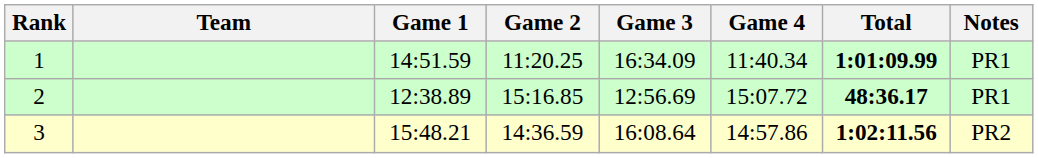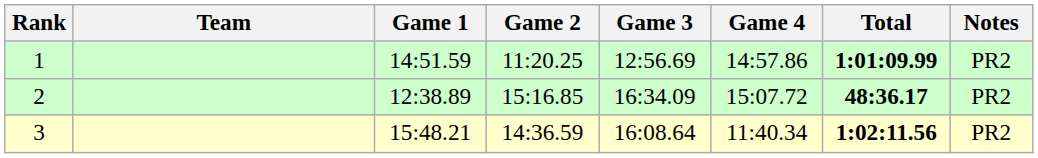(655, 59) 16:34.09 -> (655, 59) 12:56.69
(767, 59) 11:40.34 -> (767, 59) 14:57.86
(991, 59) PR1 -> (991, 59) PR2
(655, 96) 12:56.69 -> (655, 96) 16:34.09
(991, 96) PR1 -> (991, 96) PR2
(767, 133) 14:57.86 -> (767, 133) 11:40.34
